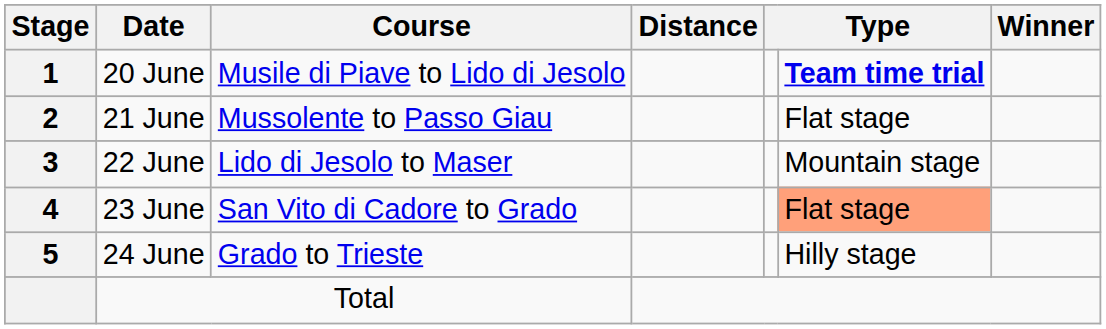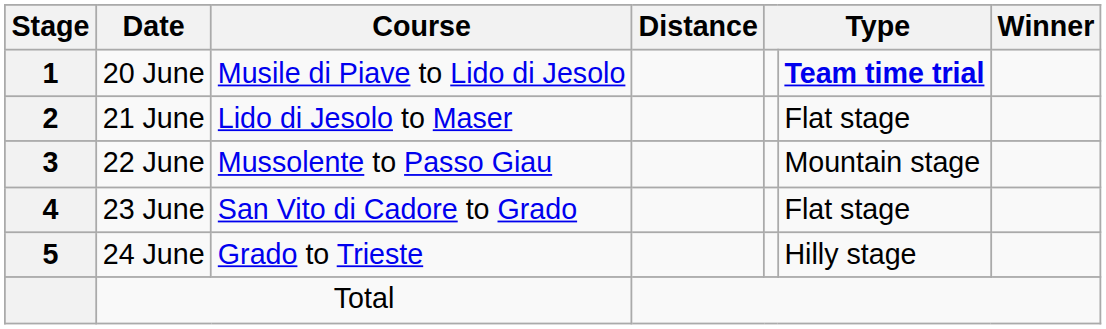(385, 118) Mussolente to Passo Giau -> (365, 118) Lido di Jesolo to Maser
(365, 163) Lido di Jesolo to Maser -> (385, 163) Mussolente to Passo Giau
(847, 208) lightsalmon background -> (847, 208) no background
